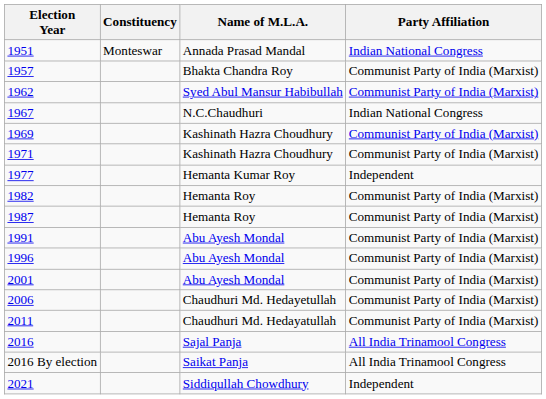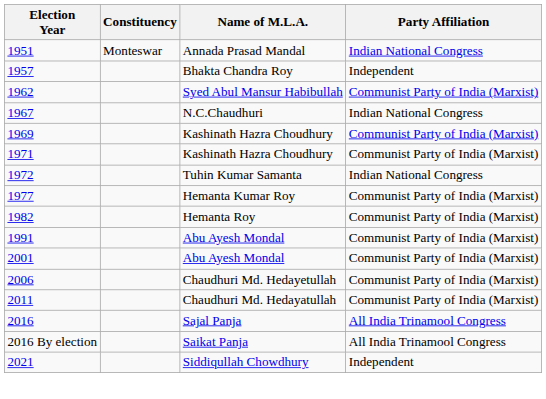(444, 71) Communist Party of India (Marxist) -> (381, 71) Independent
+ row: (21, 175)
(381, 175) Independent -> (444, 196) Communist Party of India (Marxist)
- row: (21, 216)
- row: (21, 258)
